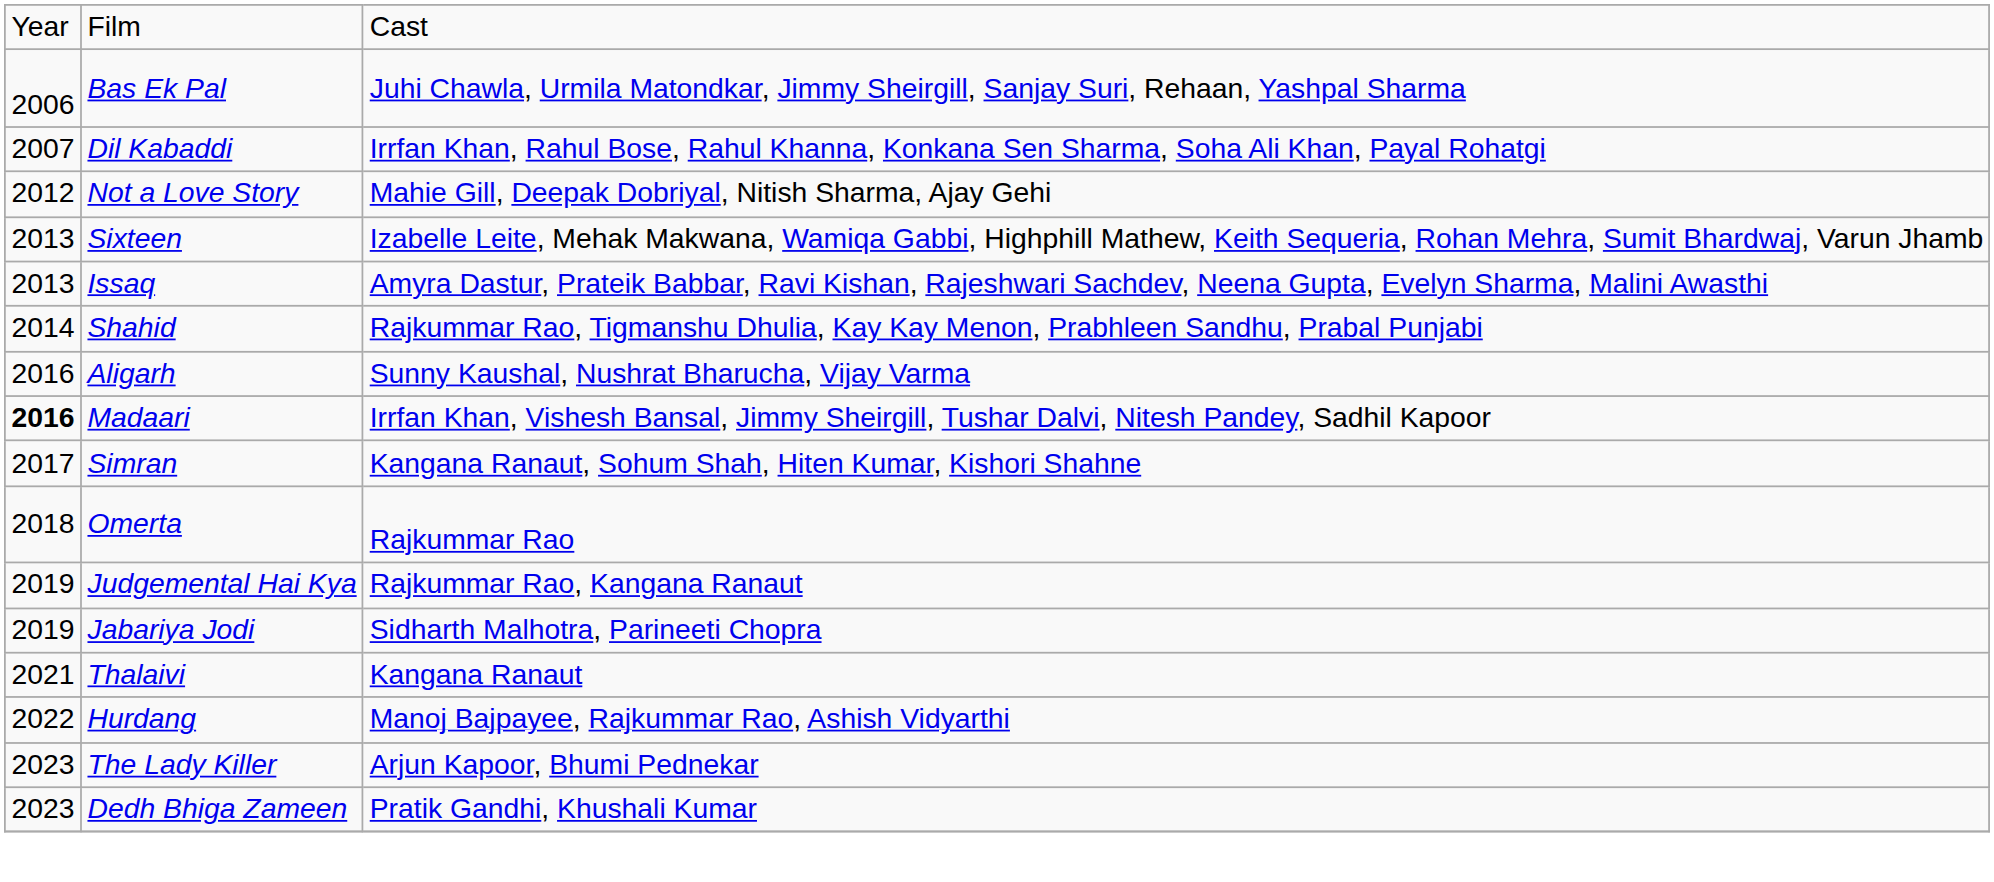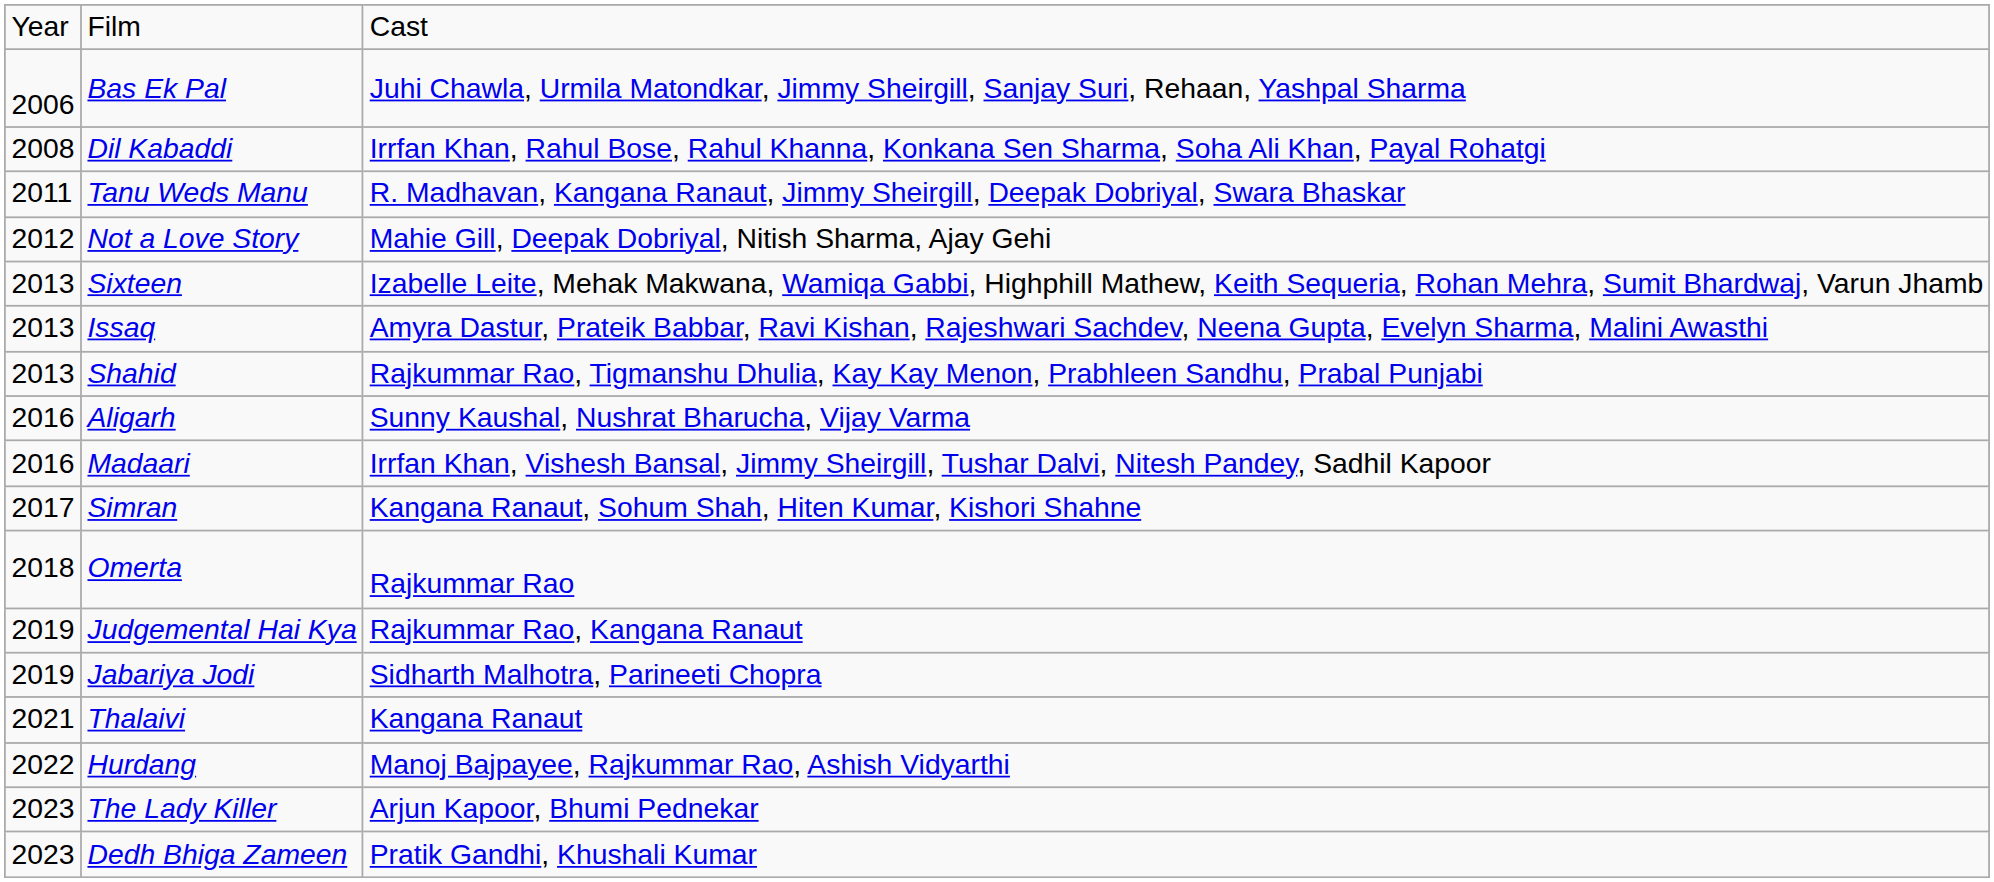(43, 148) 2007 -> (43, 148) 2008
+ row: (198, 193)
(43, 328) 2014 -> (43, 373) 2013
(43, 418) bold -> (43, 463) normal
